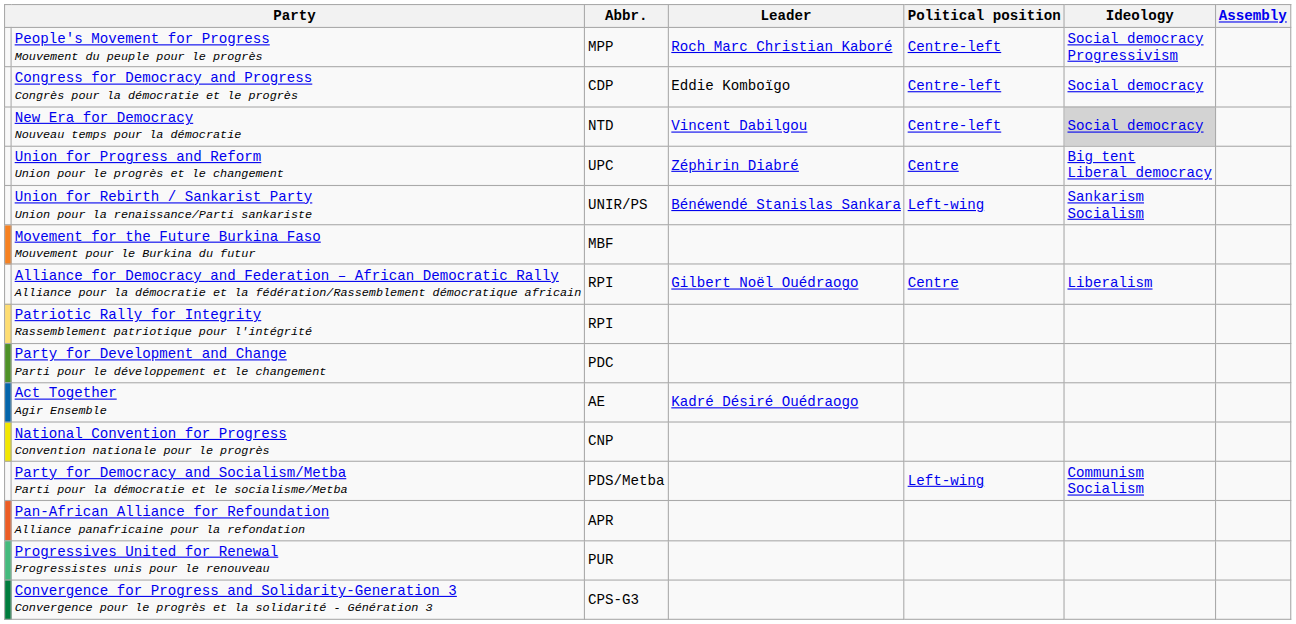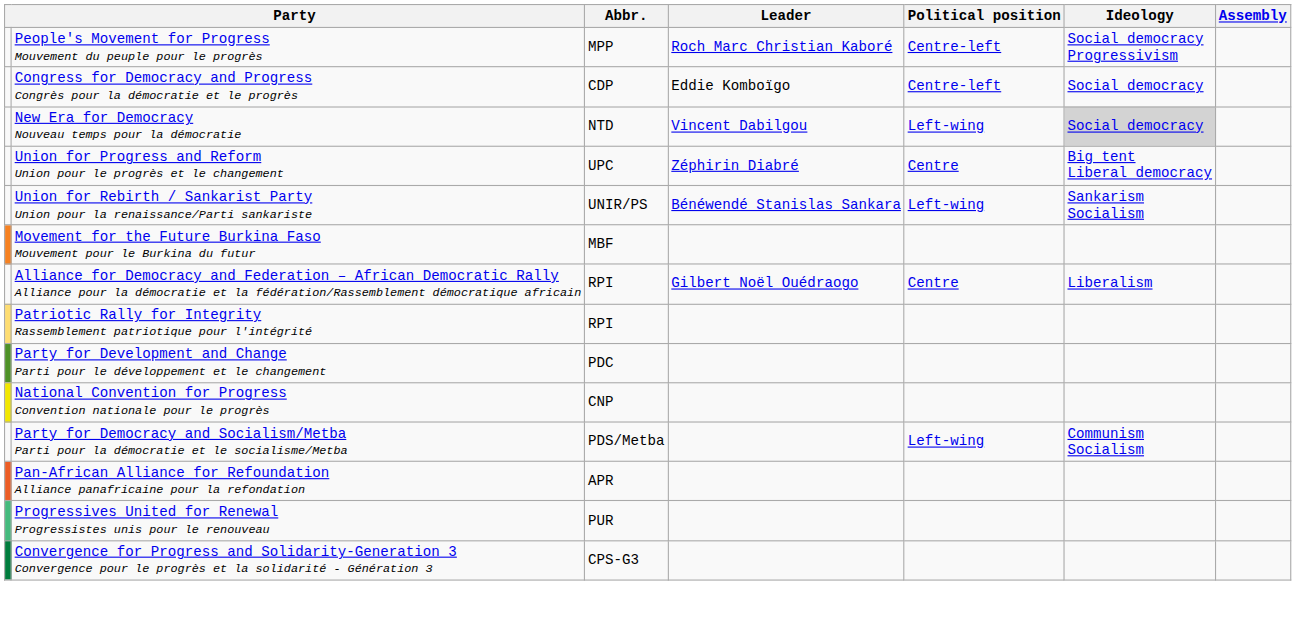(954, 126) Centre-left -> (946, 126) Left-wing
- row: (66, 402)
